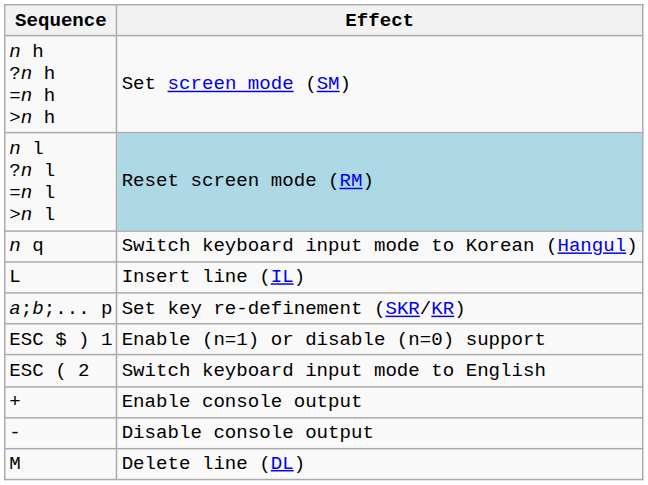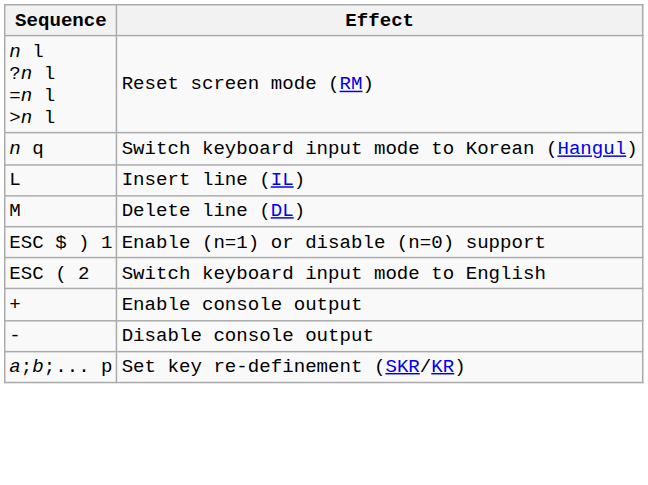- row: (32, 85)
(248, 182) lightblue background -> (248, 85) no background
rows swapped: (15, 464) <-> (61, 308)
